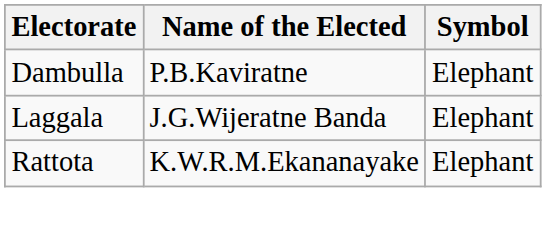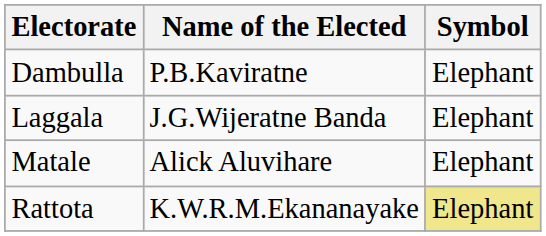+ row: (51, 162)
(483, 162) no background -> (483, 207) khaki background
